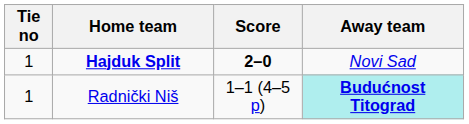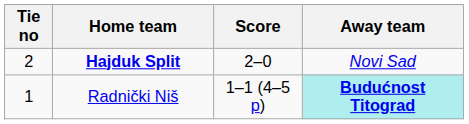(29, 61) 1 -> (29, 61) 2
(258, 61) bold -> (258, 61) normal
